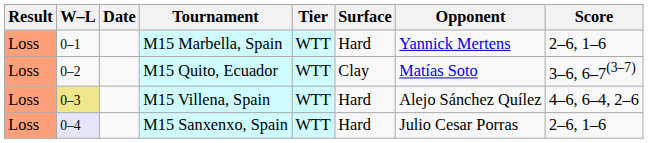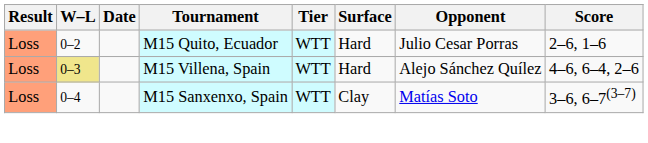- row: (213, 43)
(354, 71) Clay -> (355, 43) Hard
(438, 71) Matías Soto -> (459, 43) Julio Cesar Porras
(592, 71) 3–6, 6–7(3–7) -> (578, 43) 2–6, 1–6
(70, 126) lavender background -> (70, 98) no background
(355, 125) Hard -> (354, 97) Clay
(459, 125) Julio Cesar Porras -> (438, 97) Matías Soto
(578, 125) 2–6, 1–6 -> (592, 97) 3–6, 6–7(3–7)
